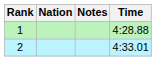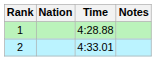columns swapped: (131, 13) <-> (92, 13)
